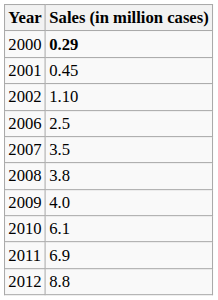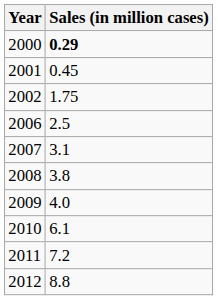(64, 96) 1.10 -> (64, 96) 1.75
(60, 149) 3.5 -> (60, 149) 3.1
(60, 255) 6.9 -> (60, 255) 7.2
